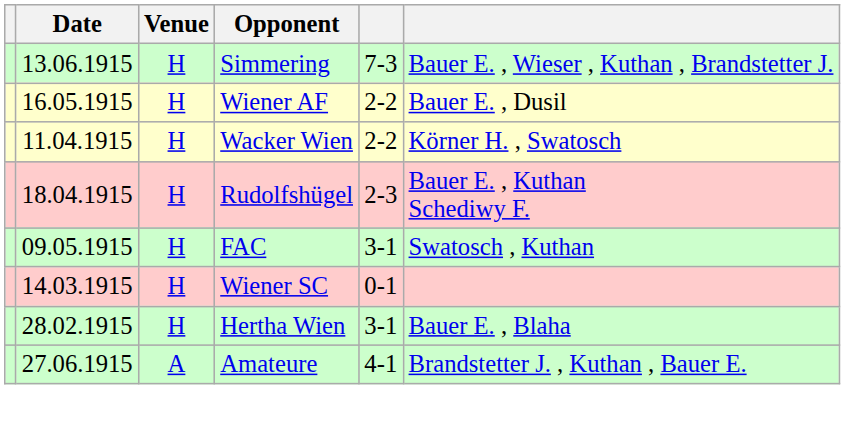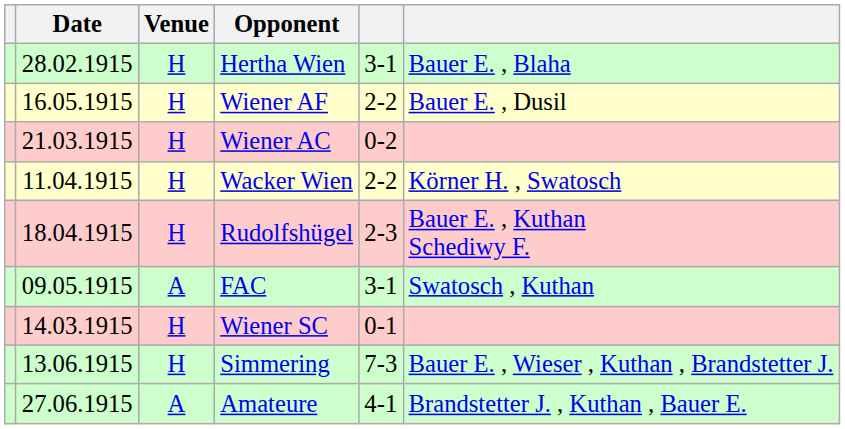rows swapped: (283, 325) <-> (275, 63)
+ row: (275, 141)
(176, 247) H -> (176, 286) A
